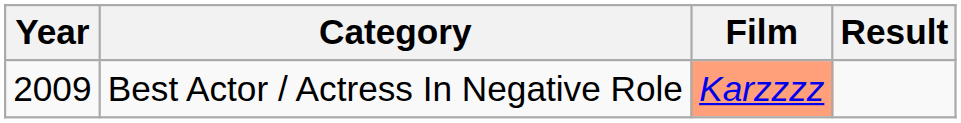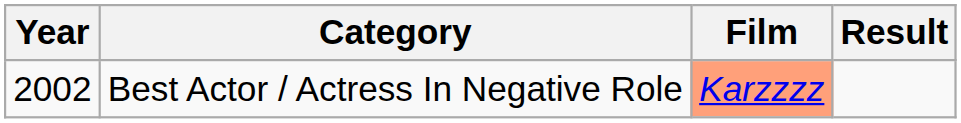(52, 88) 2009 -> (52, 88) 2002
